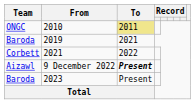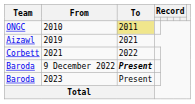(21, 40) Baroda -> (21, 40) Aizawl
(21, 66) Aizawl -> (21, 66) Baroda
